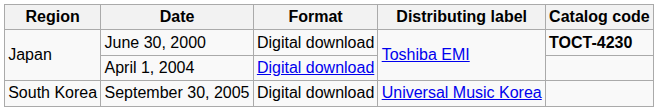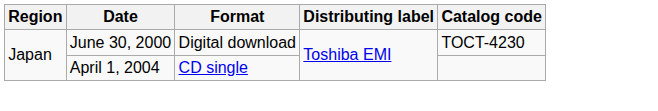(591, 42) bold -> (483, 42) normal
(316, 67) Digital download -> (213, 67) CD single
- row: (177, 93)
